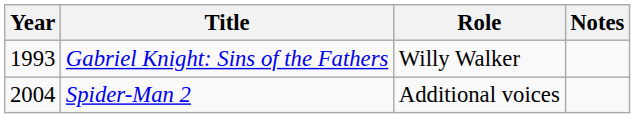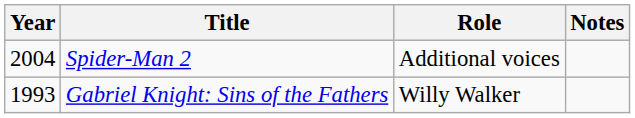rows swapped: (227, 58) <-> (128, 94)
